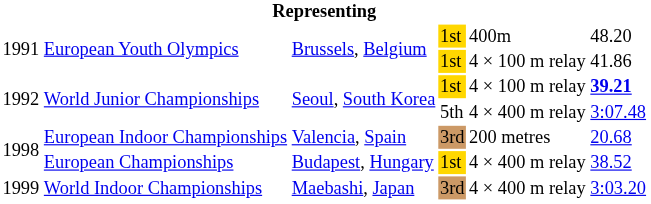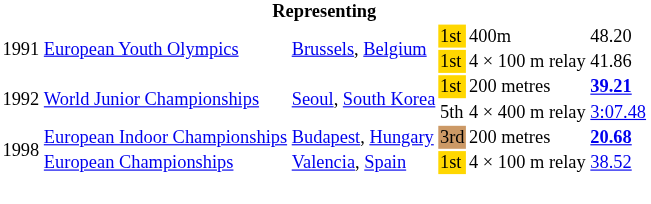(527, 86) 4 × 100 m relay -> (510, 86) 200 metres
(349, 137) Valencia, Spain -> (363, 137) Budapest, Hungary
(611, 137) normal -> (611, 137) bold
(363, 162) Budapest, Hungary -> (349, 162) Valencia, Spain
(527, 162) 4 × 400 m relay -> (527, 162) 4 × 100 m relay
- row: (153, 187)
